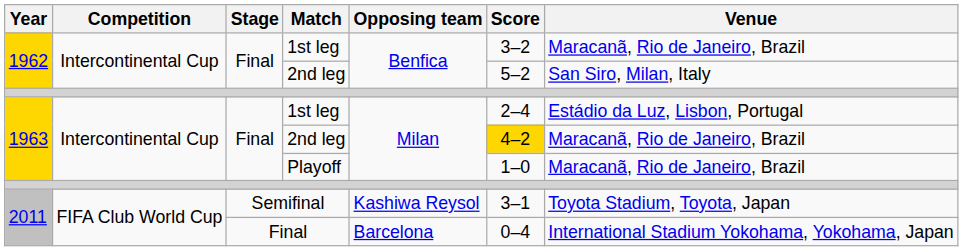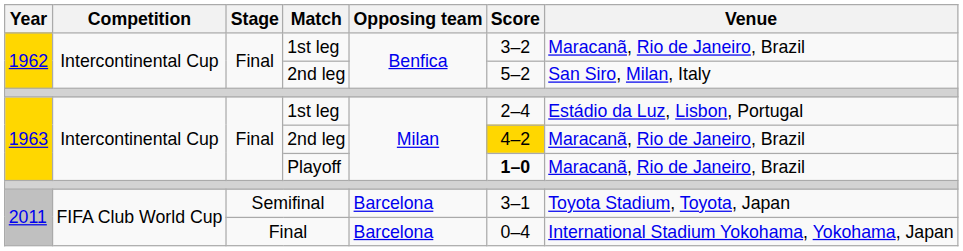(515, 167) normal -> (515, 167) bold
(417, 203) Kashiwa Reysol -> (393, 203) Barcelona
